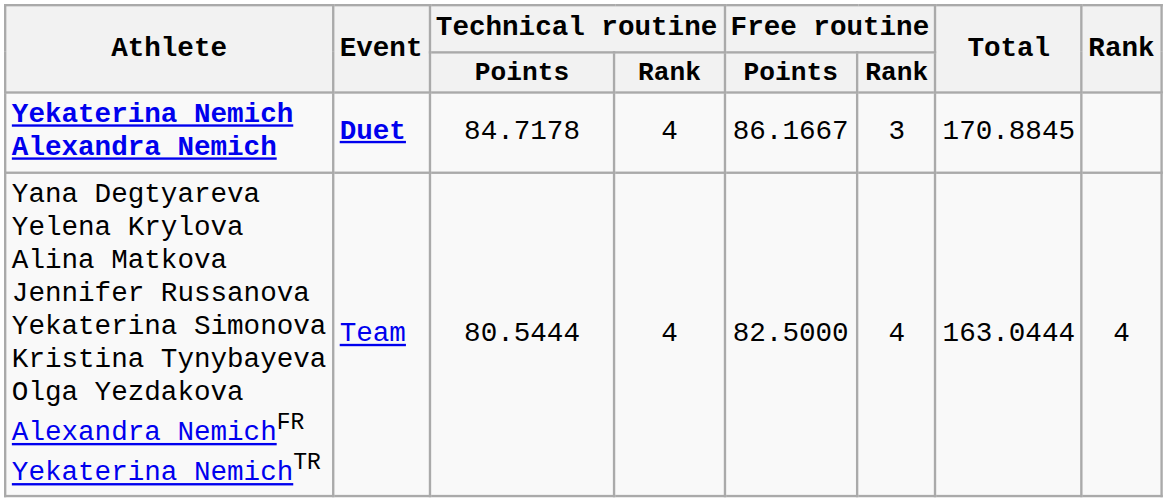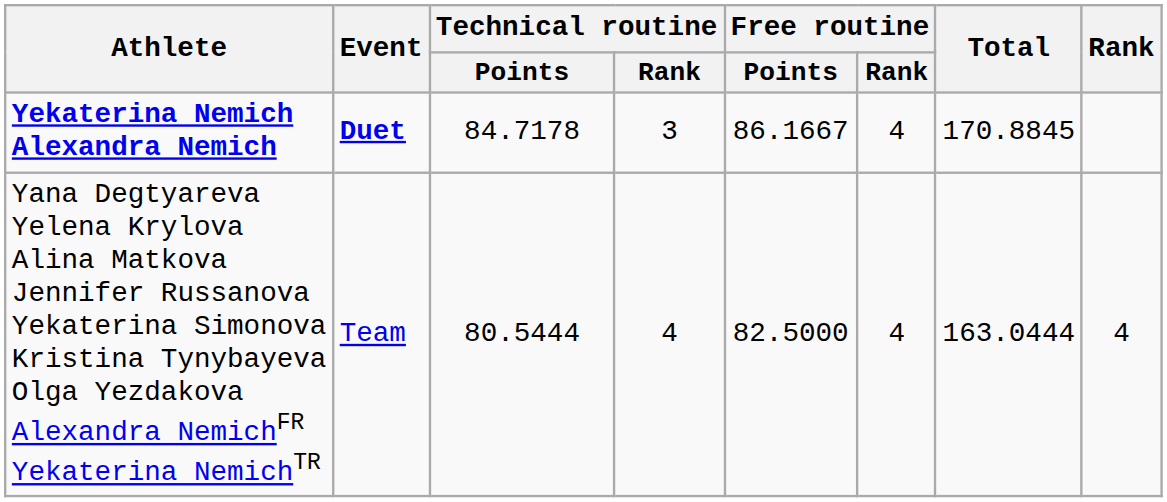(669, 132) 4 -> (669, 132) 3
(897, 132) 3 -> (897, 132) 4
